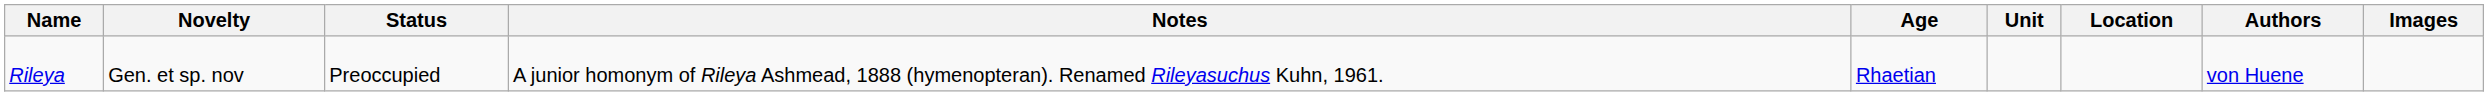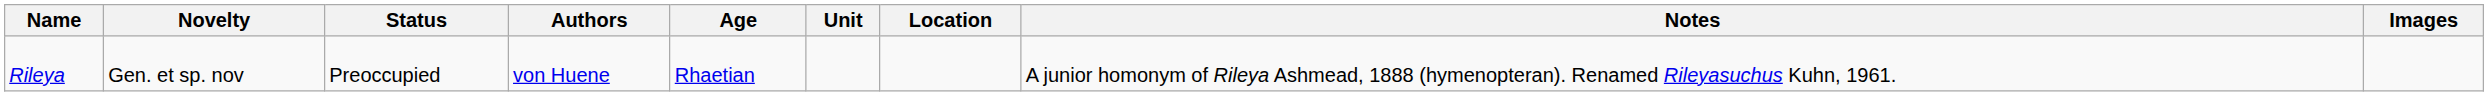columns swapped: (2283, 20) <-> (1180, 20)
